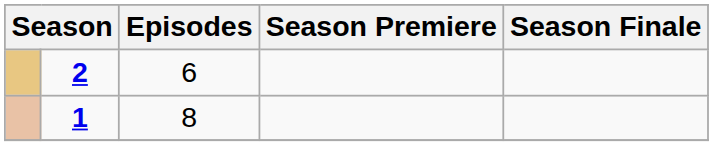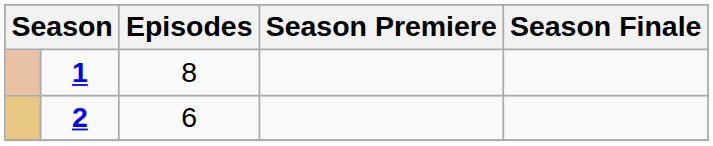rows swapped: (80, 117) <-> (80, 72)
